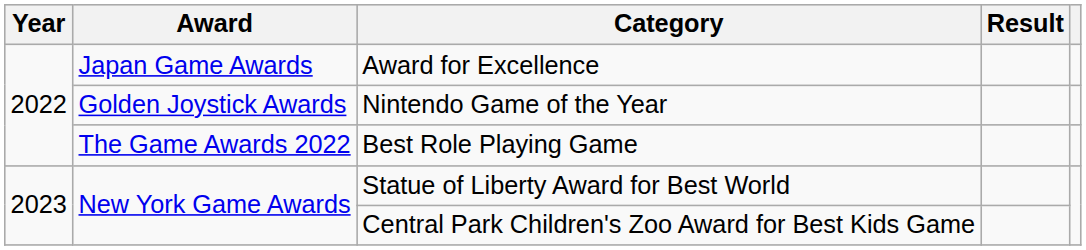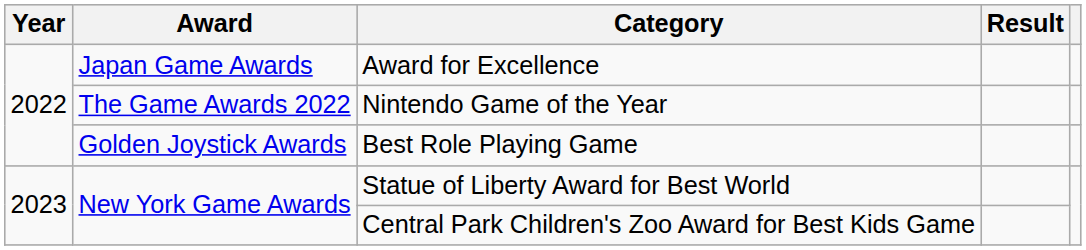(212, 104) Golden Joystick Awards -> (215, 104) The Game Awards 2022
(215, 144) The Game Awards 2022 -> (212, 144) Golden Joystick Awards
